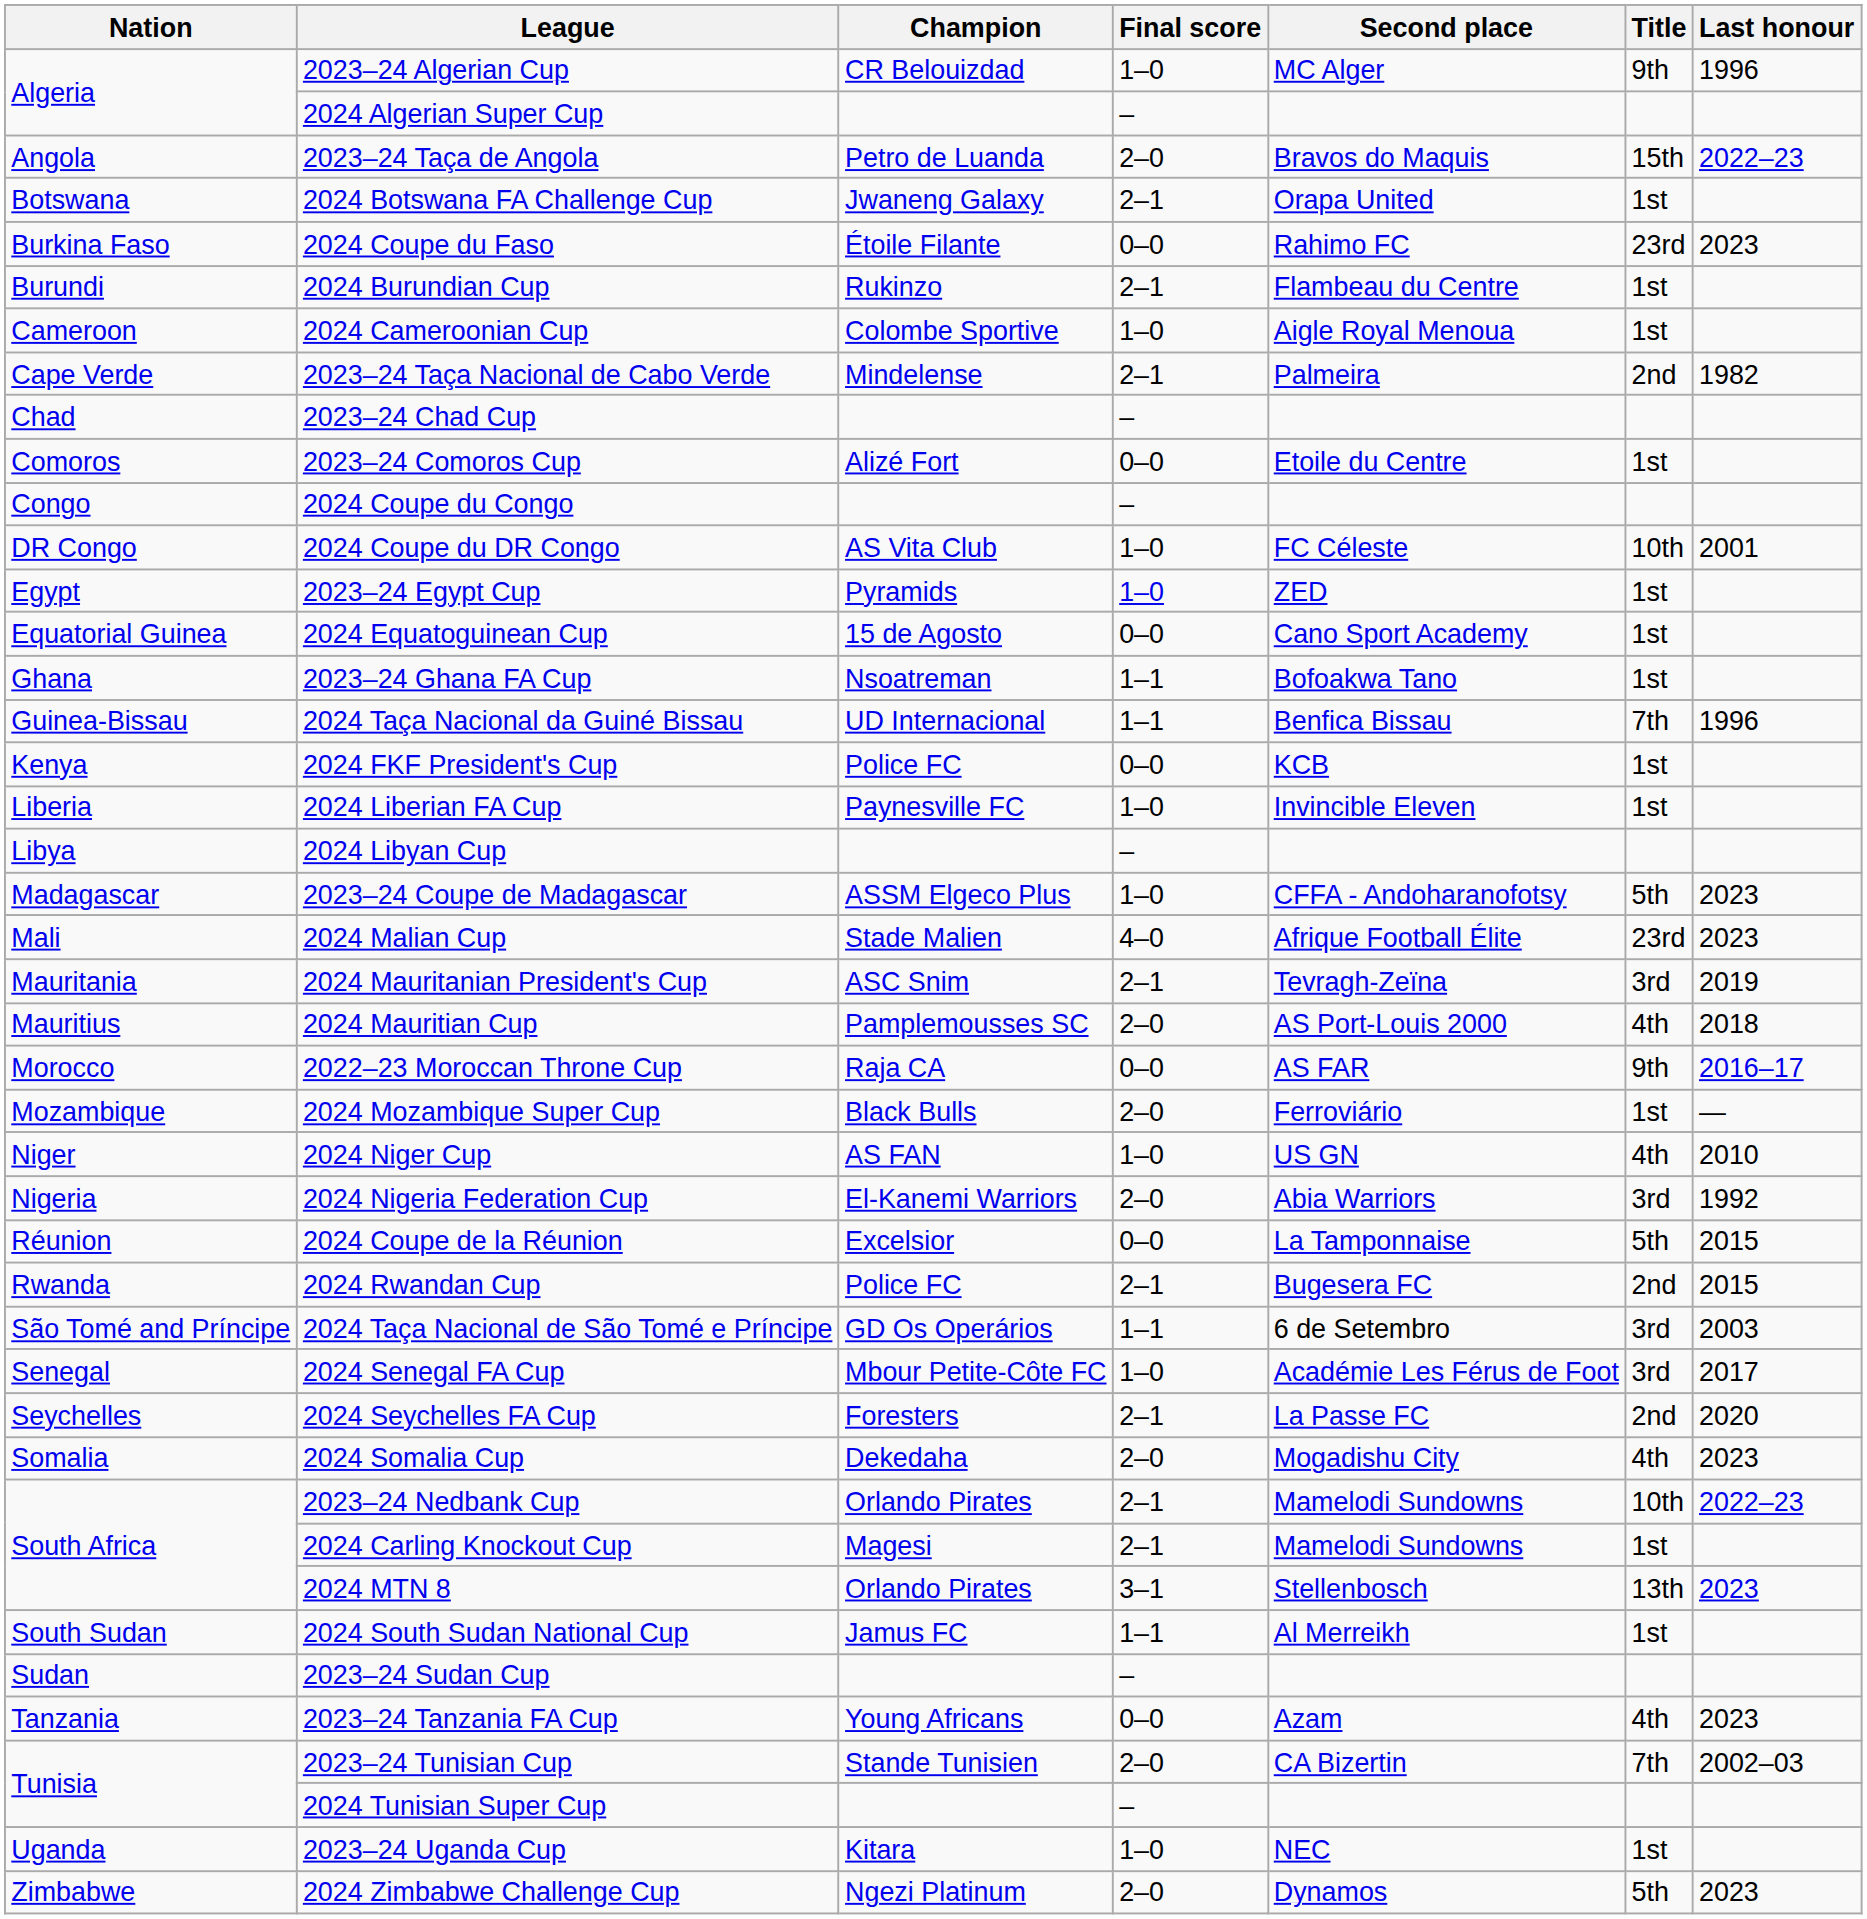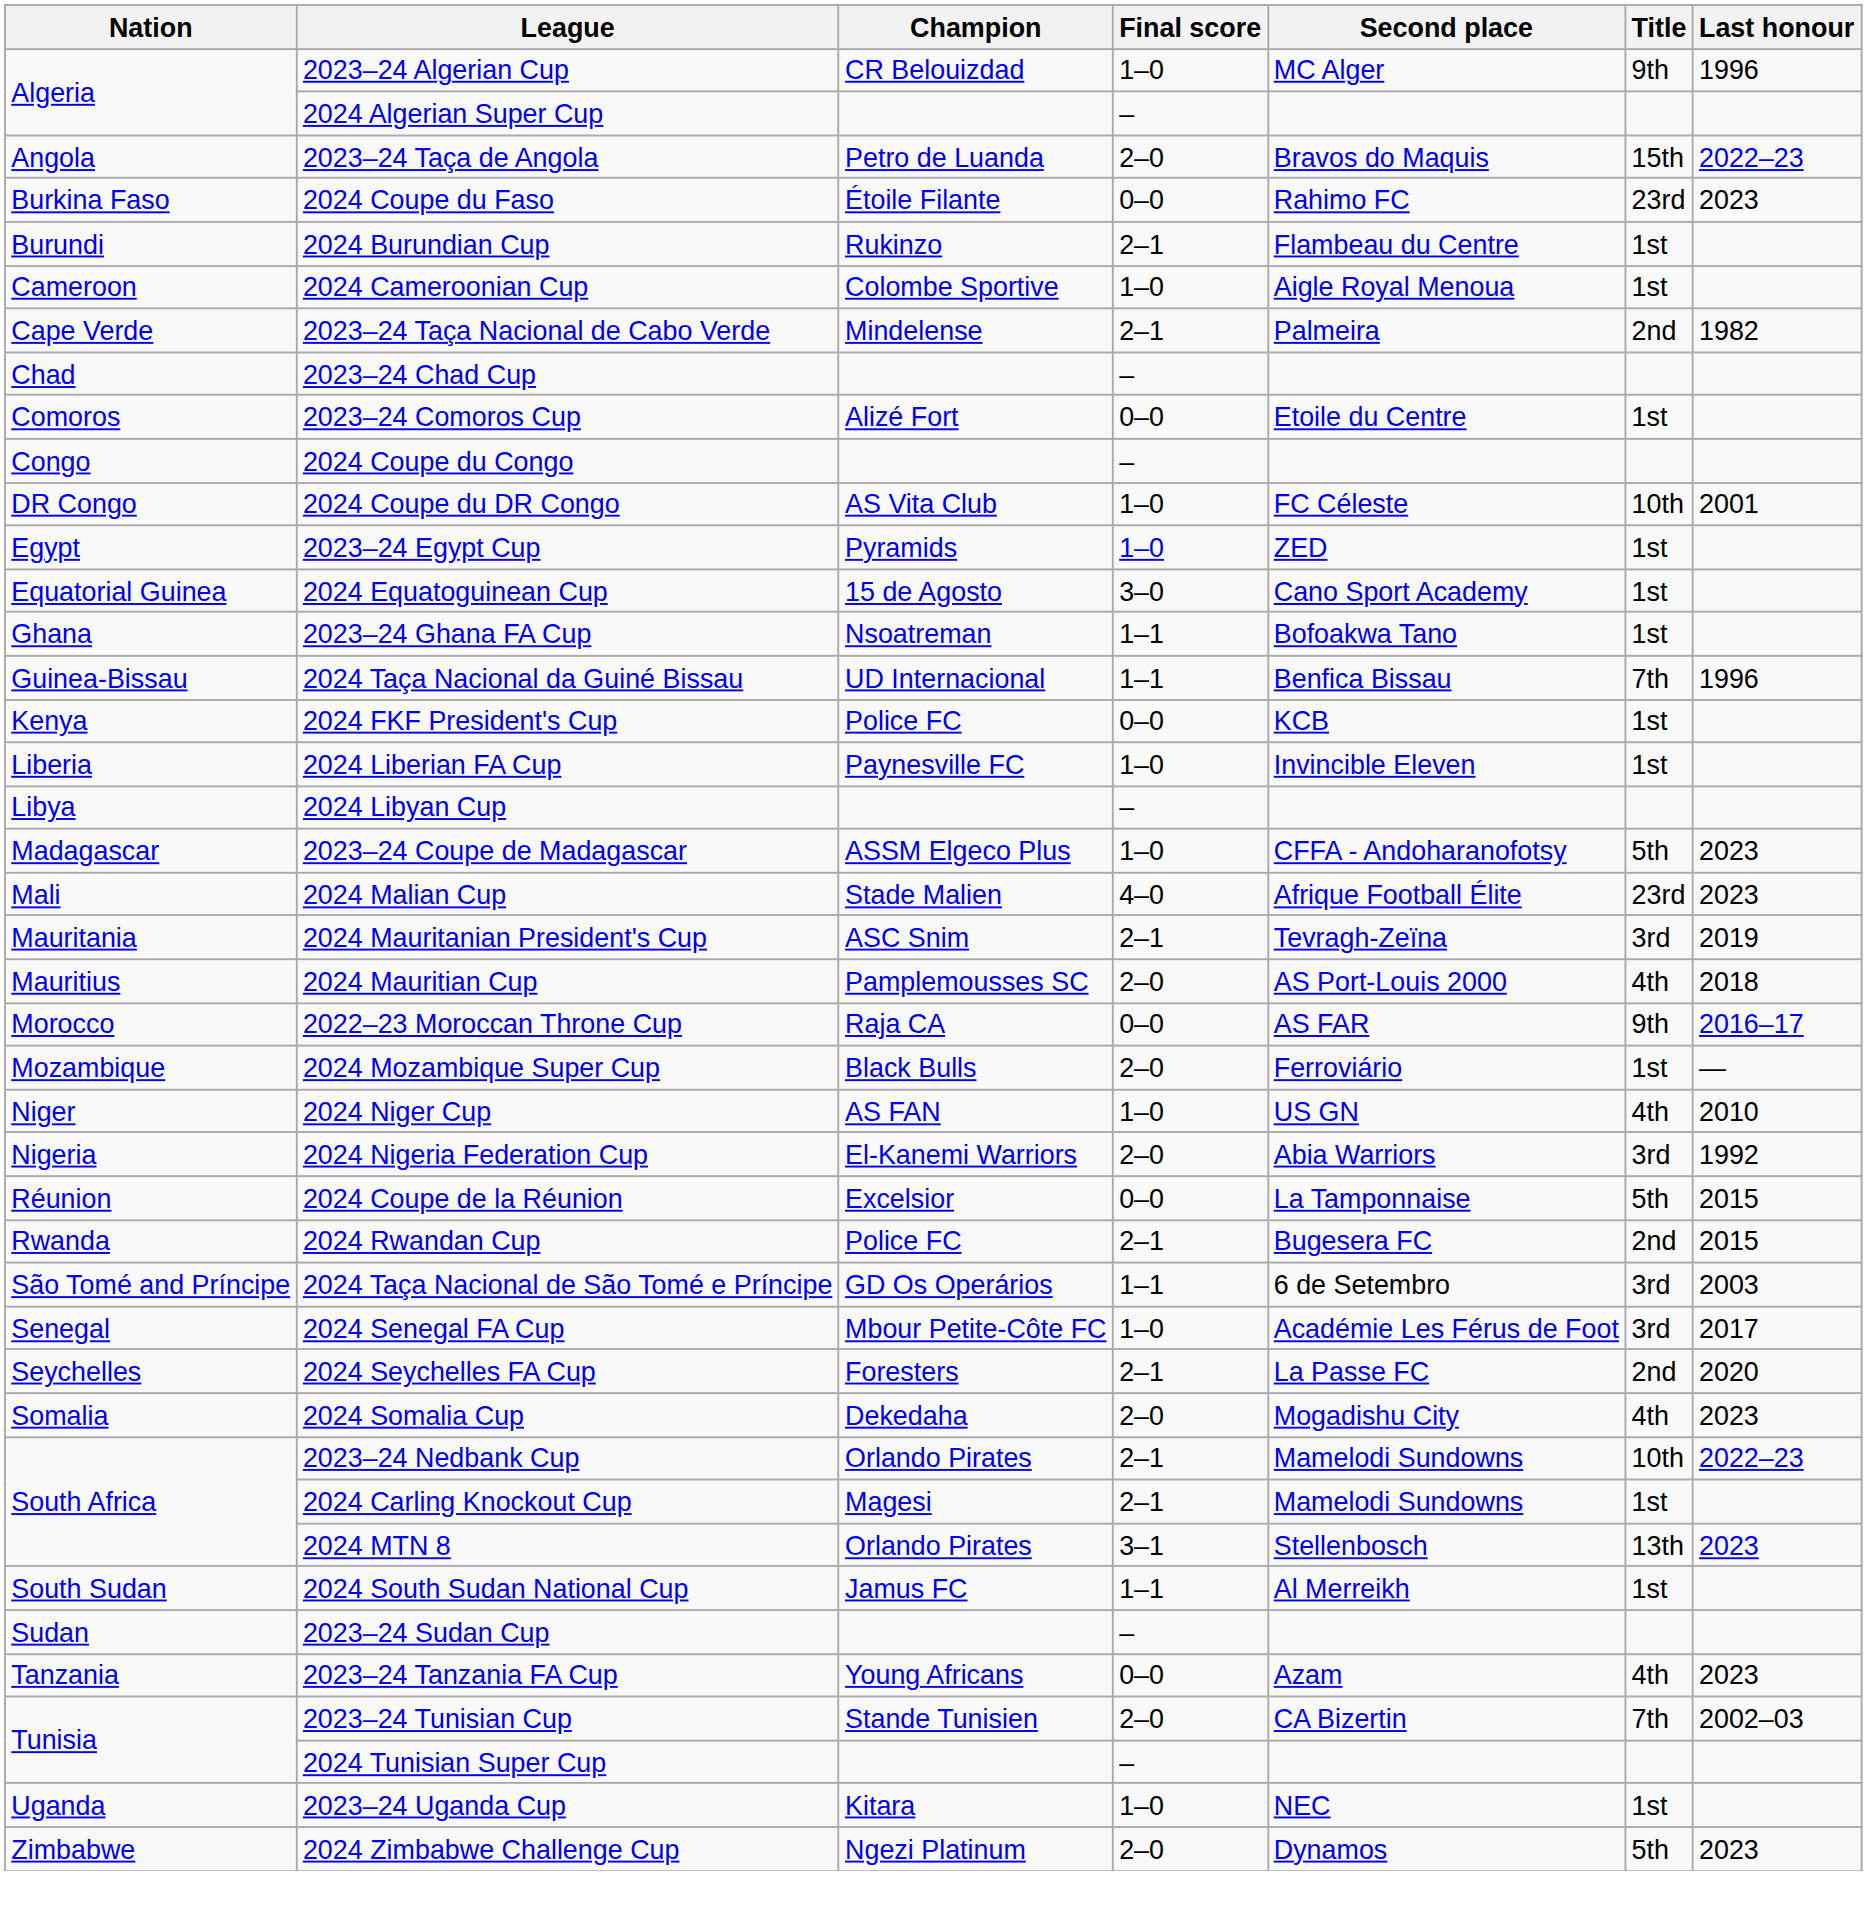- row: (508, 200)
(1142, 634) 0–0 -> (1142, 591) 3–0
